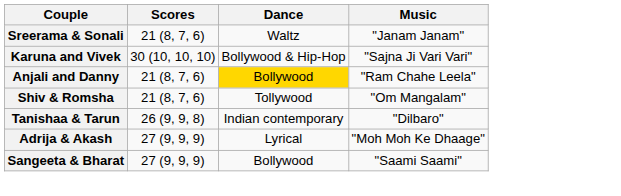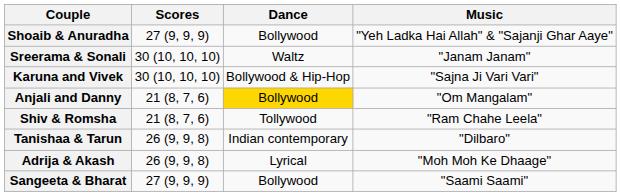+ row: (68, 35)
(173, 35) 21 (8, 7, 6) -> (177, 56) 30 (10, 10, 10)
(418, 77) "Ram Chahe Leela" -> (484, 98) "Om Mangalam"
(418, 98) "Om Mangalam" -> (484, 118) "Ram Chahe Leela"
(173, 139) 27 (9, 9, 9) -> (177, 160) 26 (9, 9, 8)
